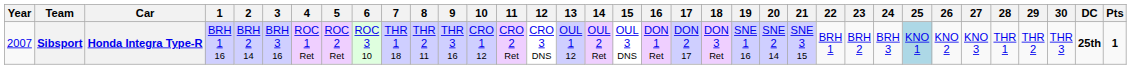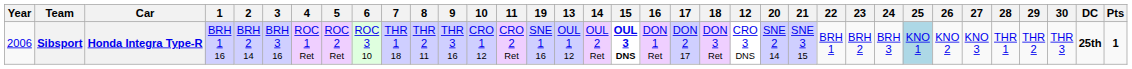columns swapped: (542, 13) <-> (746, 13)
(19, 43) 2007 -> (19, 43) 2006
(627, 42) normal -> (626, 43) bold
